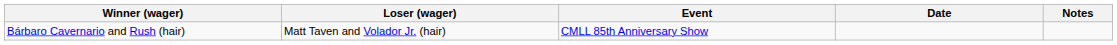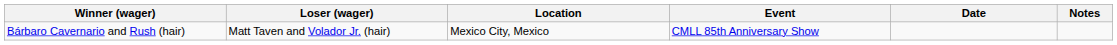+ column: (558, 13)
